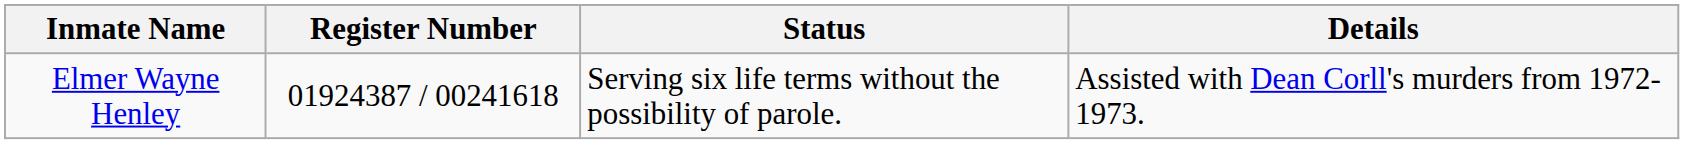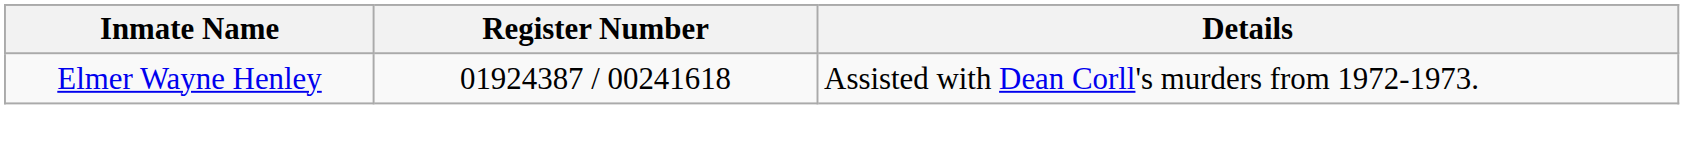- column: (824, 28)
